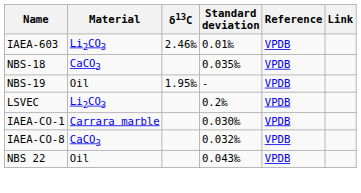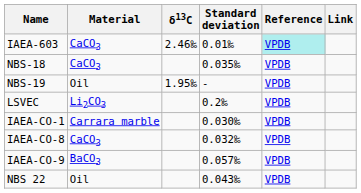(88, 44) Li2CO3 -> (85, 44) CaCO3
(278, 44) no background -> (278, 44) paleturquoise background
+ row: (36, 160)
